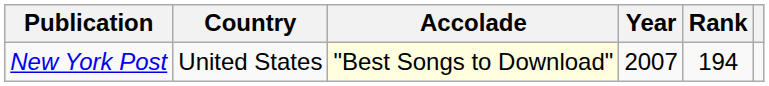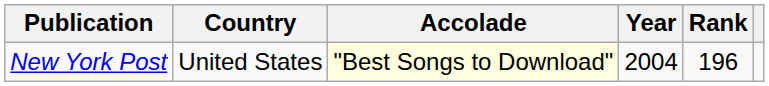(651, 61) 2007 -> (651, 61) 2004
(718, 61) 194 -> (718, 61) 196
